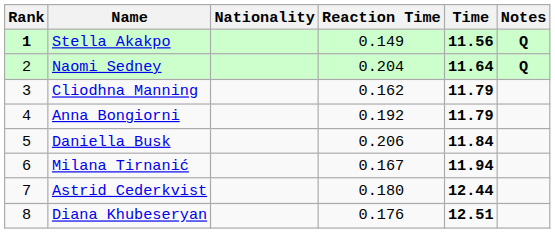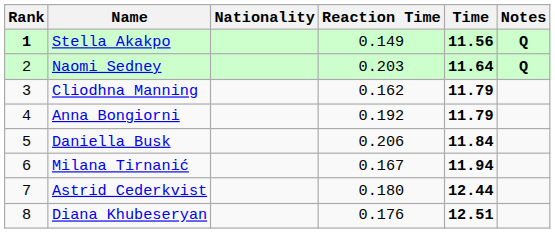(381, 67) 0.204 -> (381, 67) 0.203
